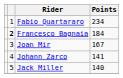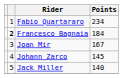(98, 57) 141 -> (98, 57) 145
